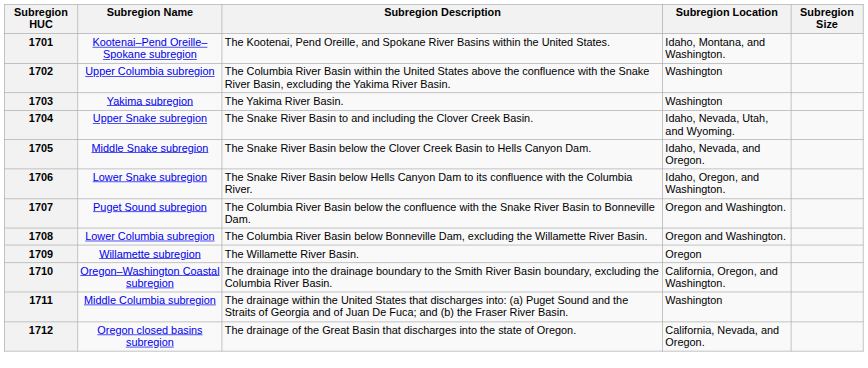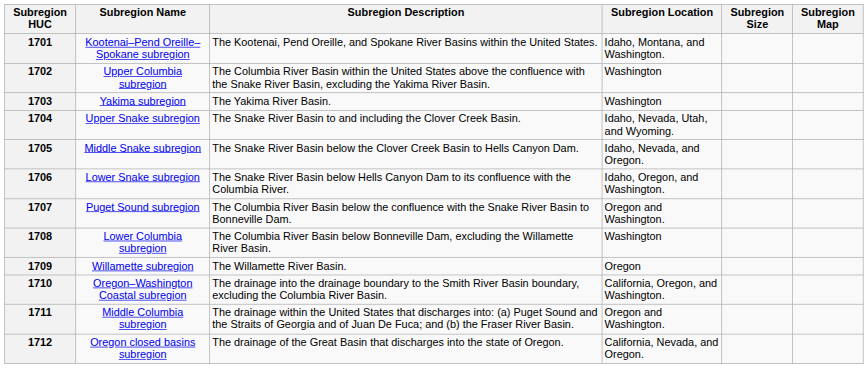+ column: (828, 19)
(726, 236) Oregon and Washington. -> (633, 236) Washington
(694, 300) Washington -> (635, 319) Oregon and Washington.
